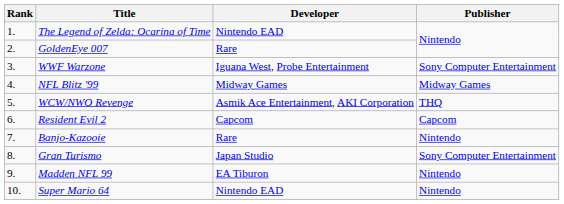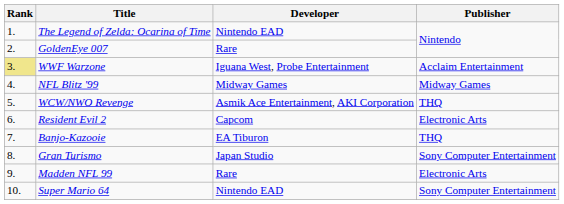(11, 66) no background -> (11, 66) khaki background
(488, 66) Sony Computer Entertainment -> (471, 66) Acclaim Entertainment
(438, 119) Capcom -> (453, 119) Electronic Arts
(226, 137) Rare -> (242, 137) EA Tiburon
(440, 137) Nintendo -> (431, 137) THQ
(242, 173) EA Tiburon -> (226, 173) Rare
(440, 173) Nintendo -> (453, 173) Electronic Arts
(440, 191) Nintendo -> (488, 191) Sony Computer Entertainment
